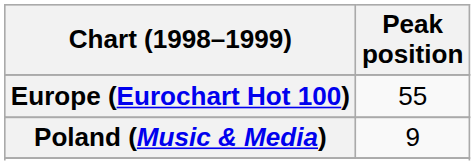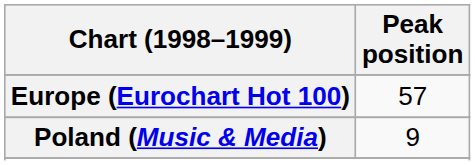(413, 95) 55 -> (413, 95) 57
